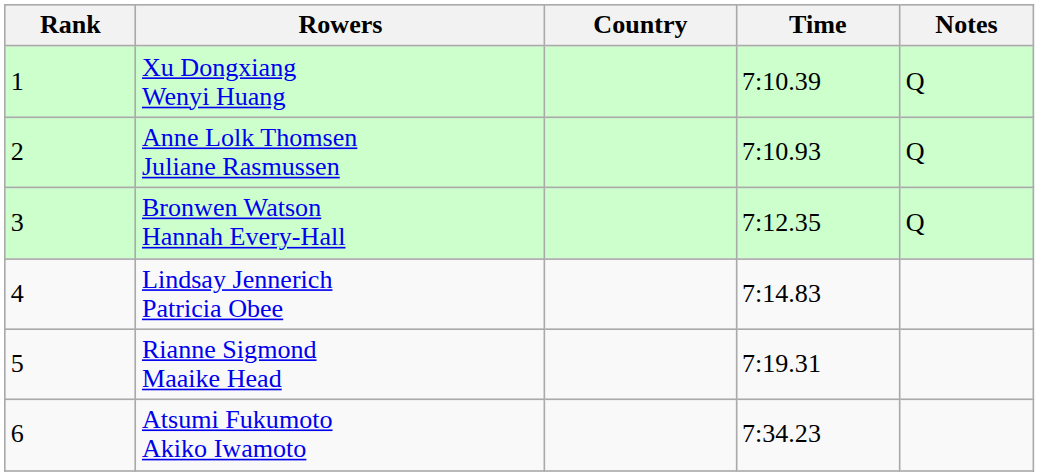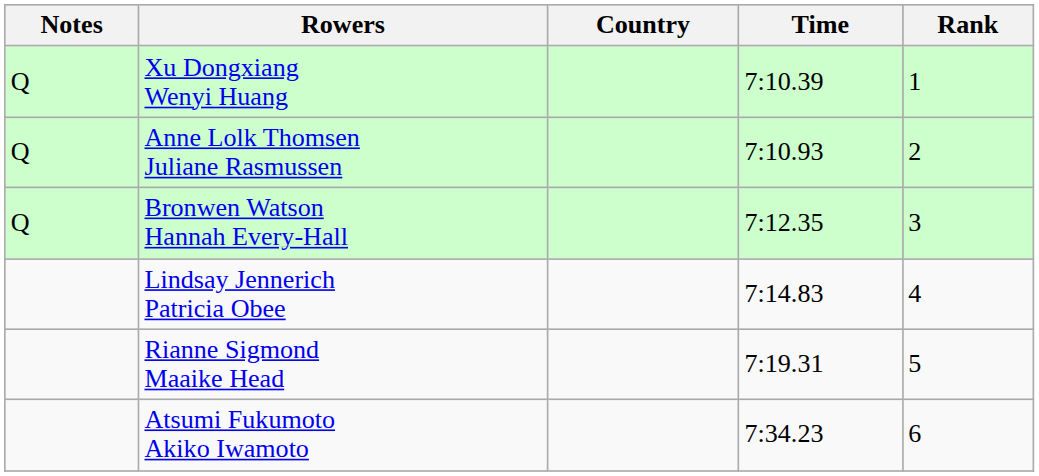columns swapped: (70, 25) <-> (966, 25)
